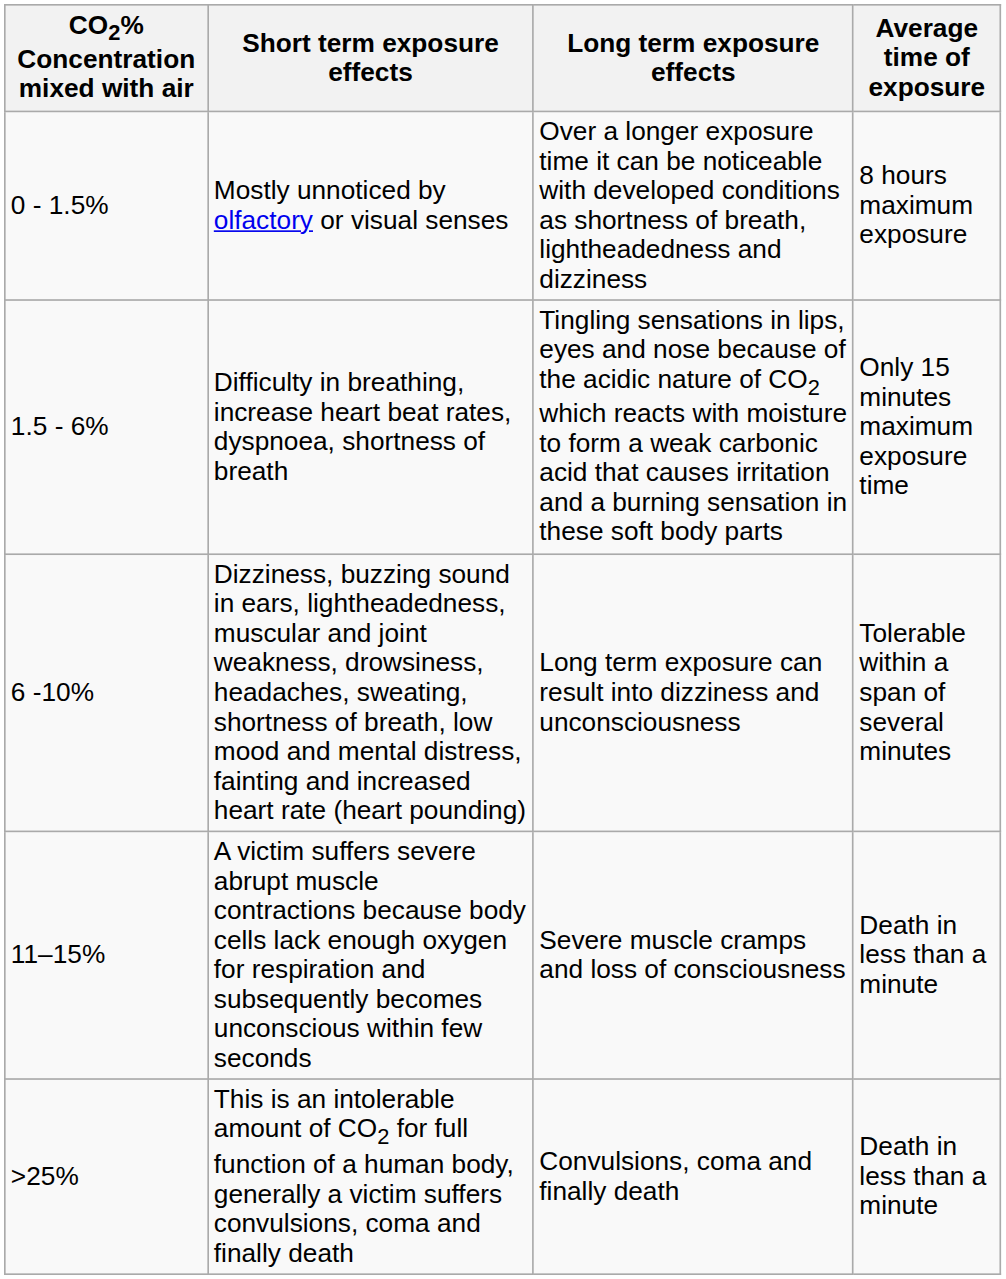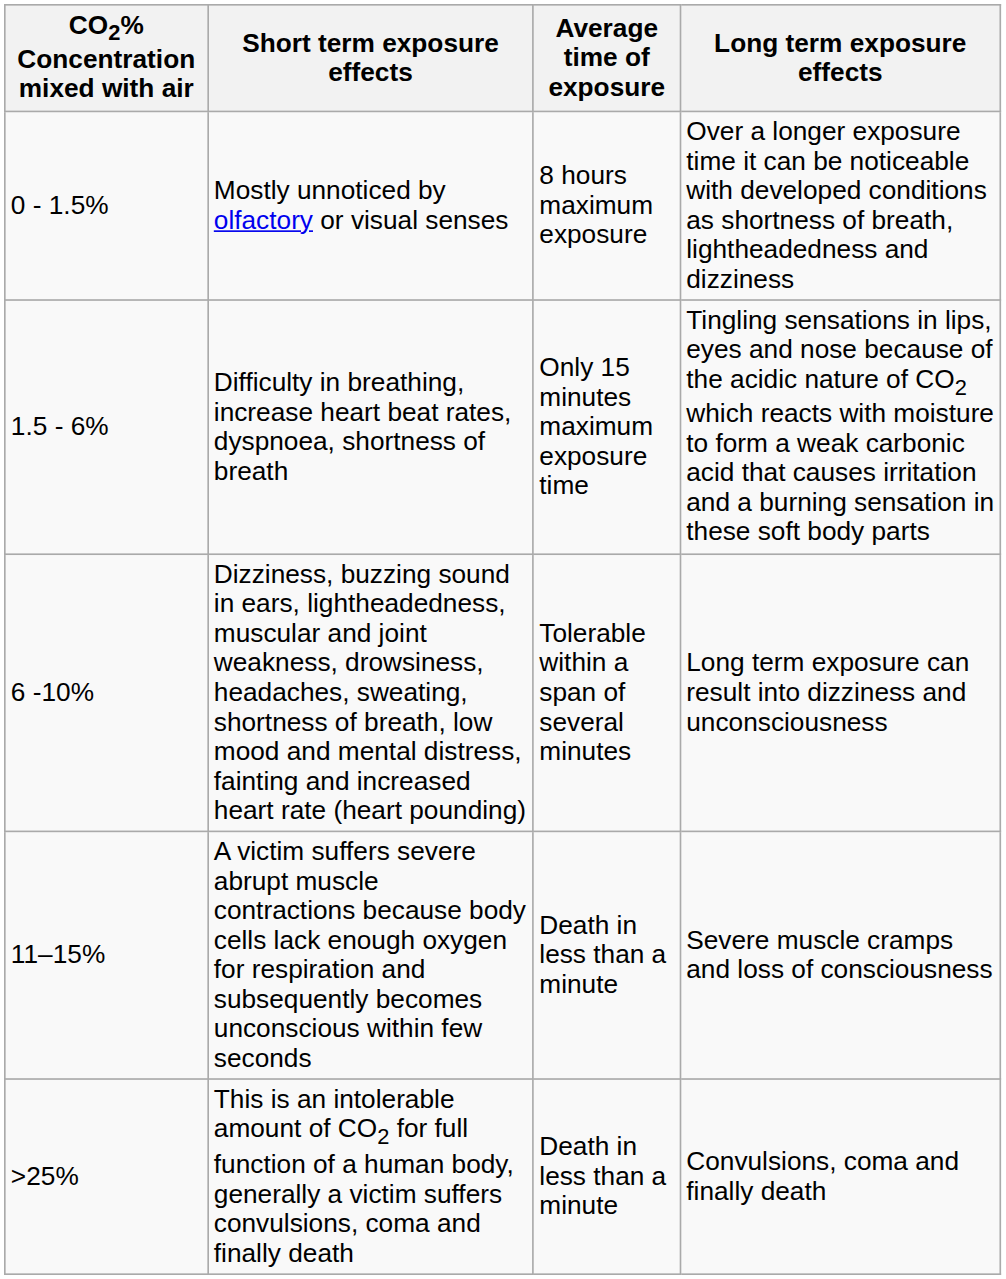columns swapped: (693, 57) <-> (927, 57)
